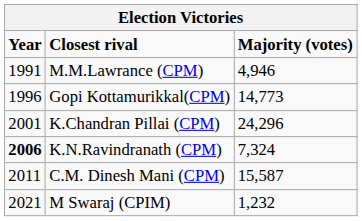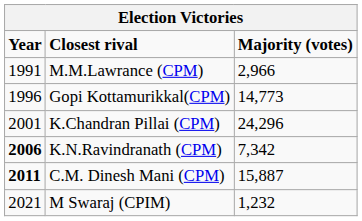(256, 70) 4,946 -> (256, 70) 2,966
(256, 149) 7,324 -> (256, 149) 7,342
(25, 176) normal -> (25, 176) bold
(261, 176) 15,587 -> (261, 176) 15,887
